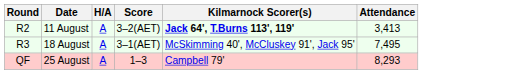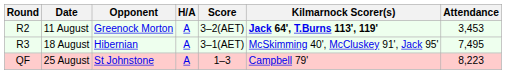+ column: (134, 12)
(387, 28) 3,413 -> (471, 28) 3,453
(387, 61) 8,293 -> (471, 61) 8,223
